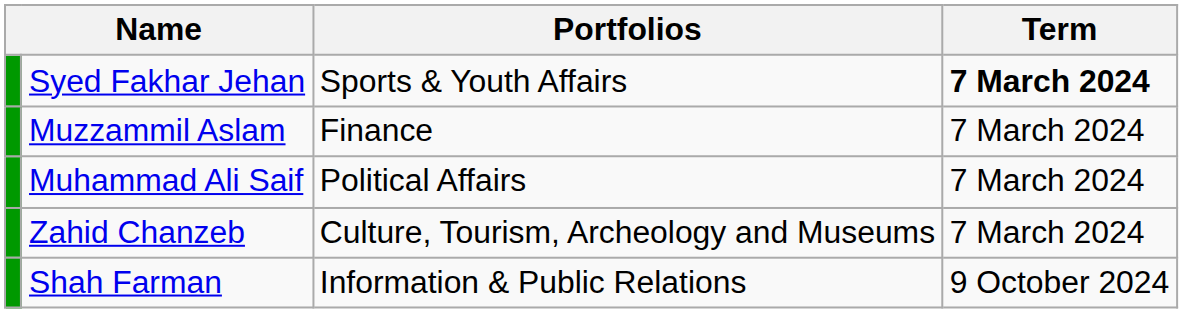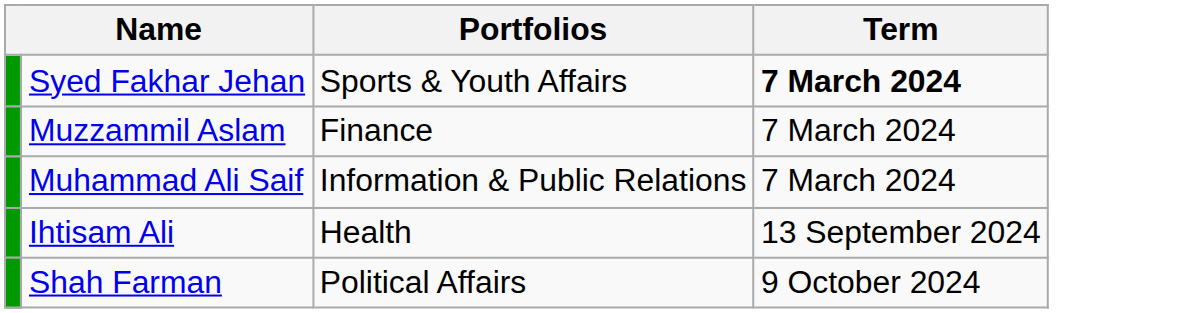(423, 181) Political Affairs -> (533, 181) Information & Public Relations
- row: (137, 231)
+ row: (102, 231)
(533, 282) Information & Public Relations -> (423, 282) Political Affairs
